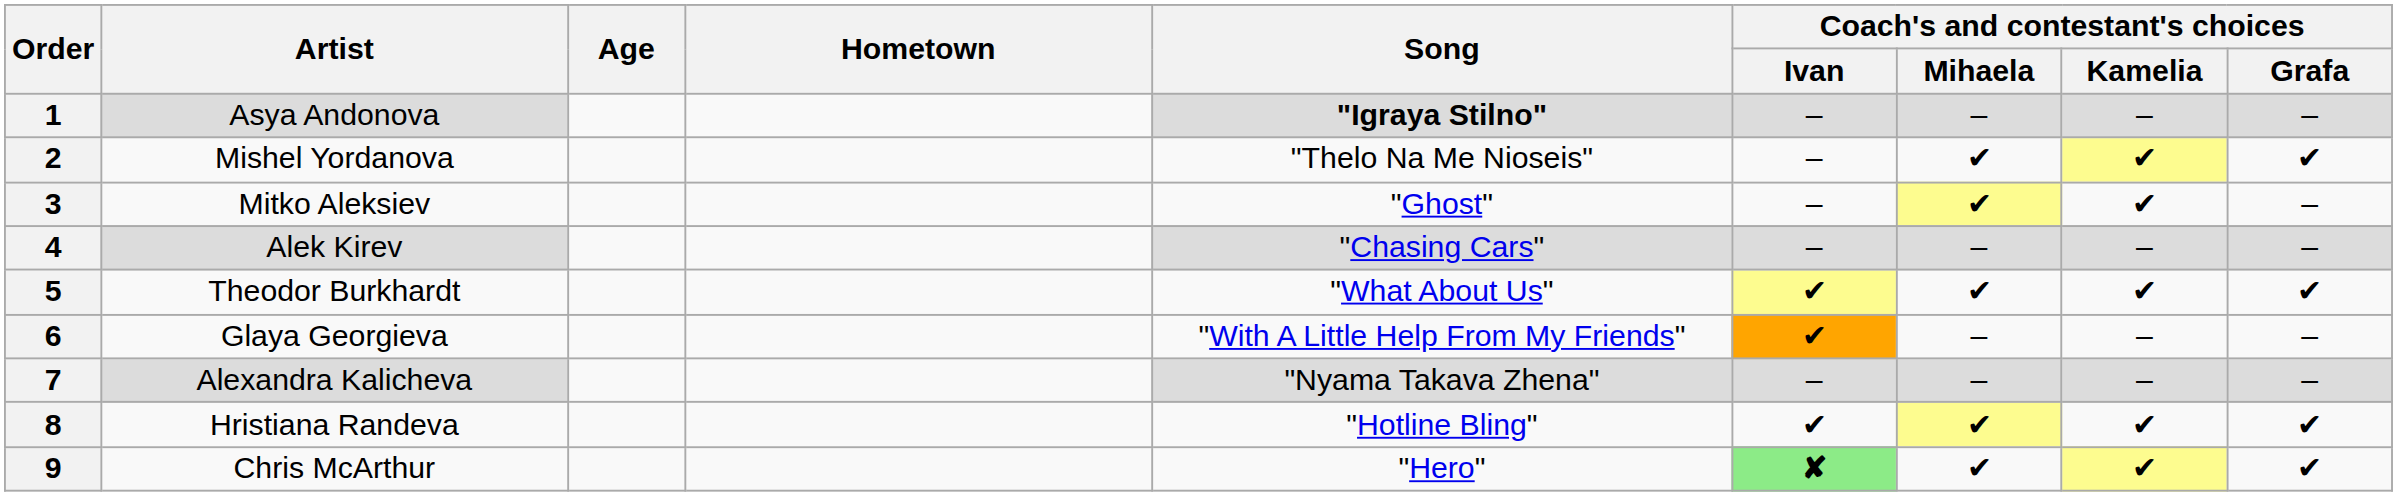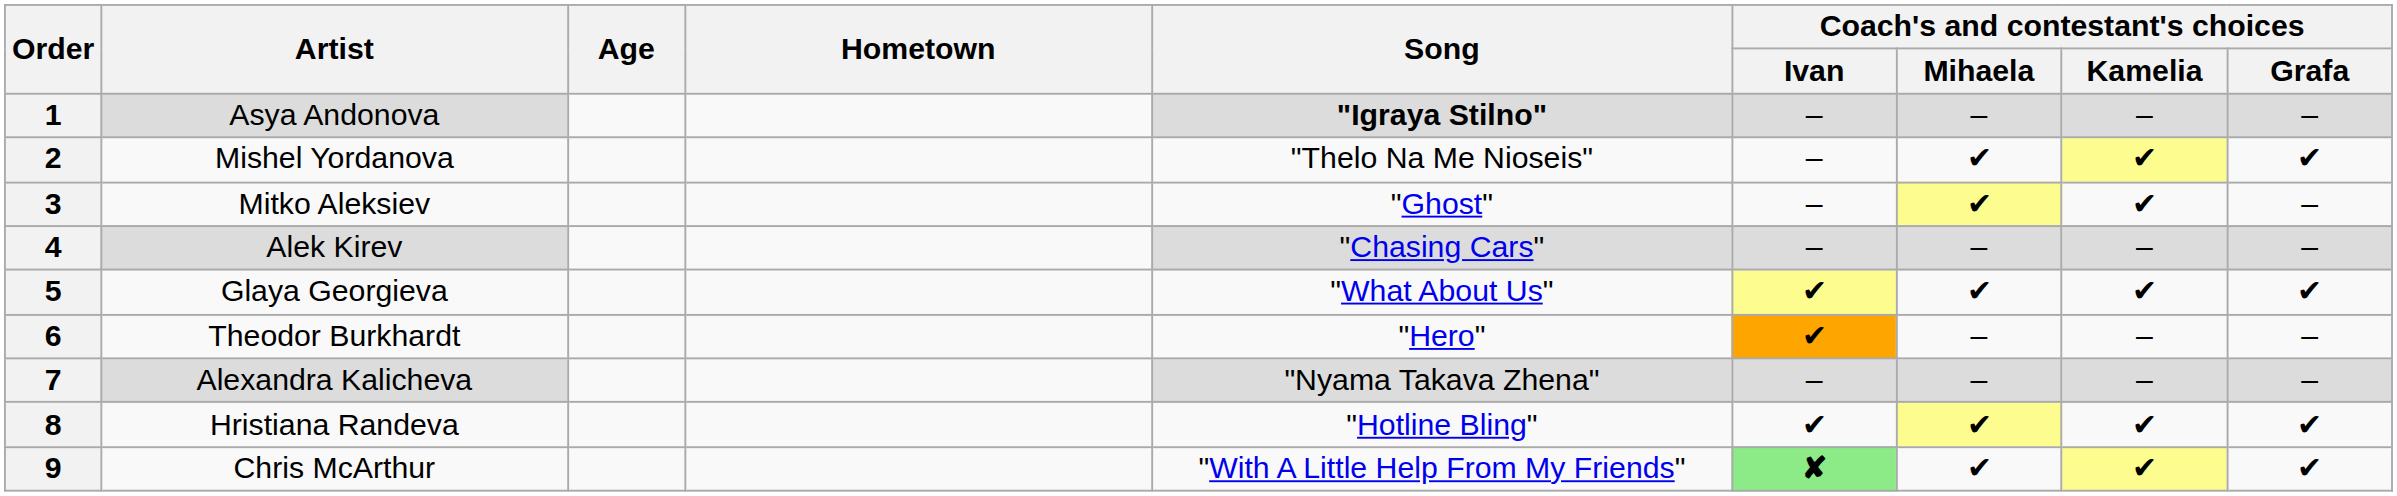(334, 291) Theodor Burkhardt -> (334, 291) Glaya Georgieva
(334, 335) Glaya Georgieva -> (334, 335) Theodor Burkhardt
(1442, 335) "With A Little Help From My Friends" -> (1442, 335) "Hero"
(1442, 468) "Hero" -> (1442, 468) "With A Little Help From My Friends"
